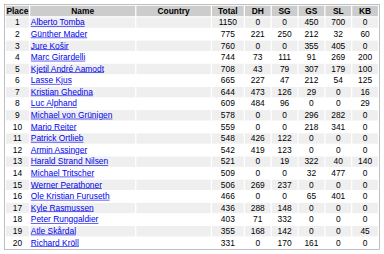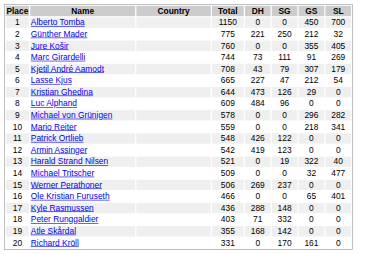- column: (365, 11)
